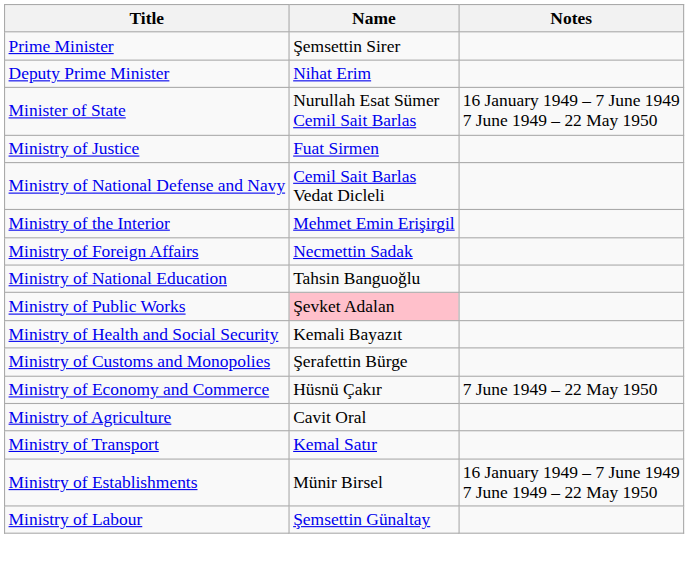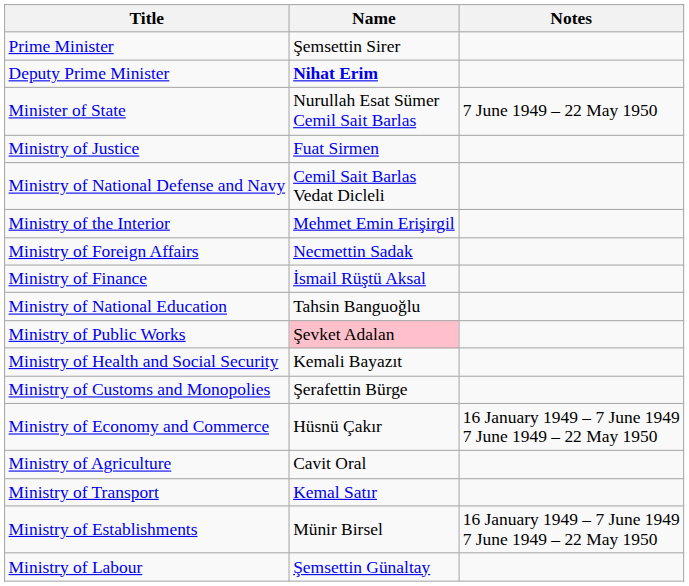(332, 73) normal -> (336, 73) bold
(571, 111) 16 January 1949 – 7 June 1949 7 June 1949 – 22 May 1950 -> (560, 111) 7 June 1949 – 22 May 1950
+ row: (78, 278)
(560, 389) 7 June 1949 – 22 May 1950 -> (571, 426) 16 January 1949 – 7 June 1949 7 June 1949 – 22 May 1950
